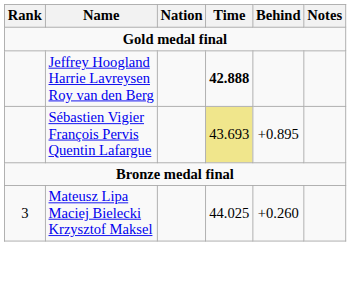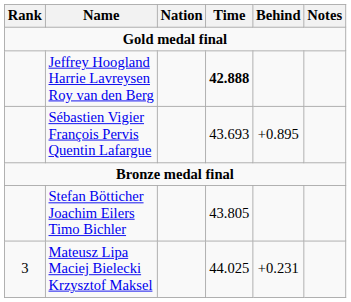(229, 134) khaki background -> (229, 134) no background
+ row: (96, 213)
(278, 213) +0.260 -> (278, 269) +0.231
